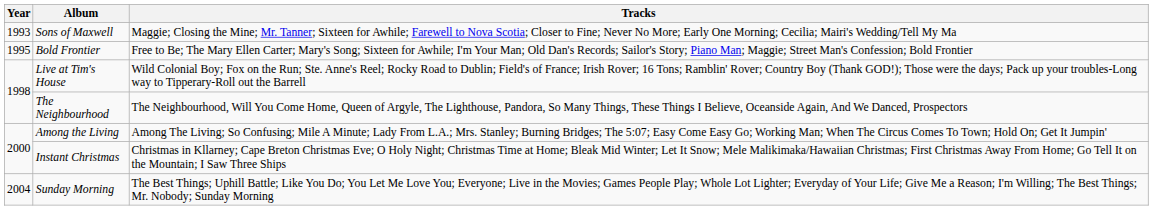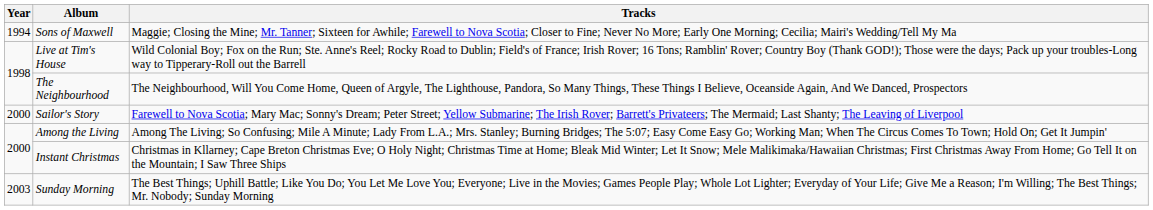(19, 32) 1993 -> (19, 32) 1994
- row: (68, 50)
+ row: (67, 114)
(19, 189) 2004 -> (19, 189) 2003
